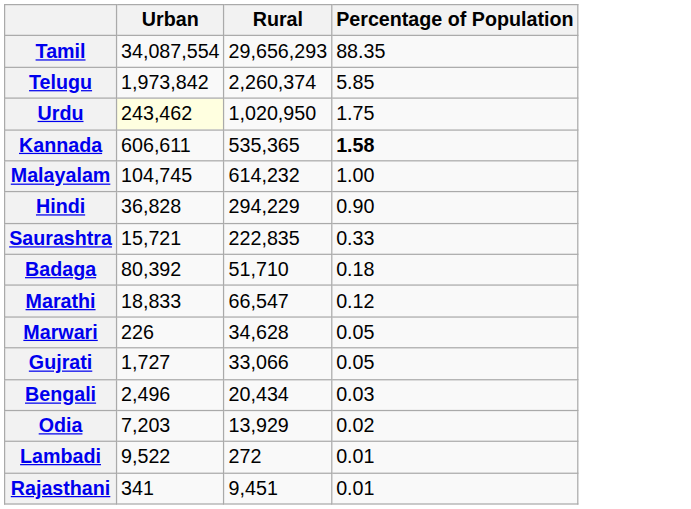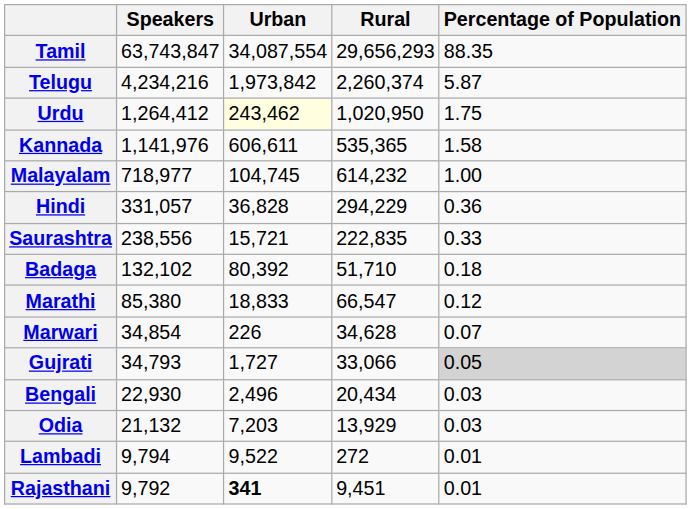+ column: (170, 20)
(355, 82) 5.85 -> (463, 82) 5.87
(355, 144) bold -> (463, 144) normal
(355, 207) 0.90 -> (463, 207) 0.36
(355, 332) 0.05 -> (463, 332) 0.07
(355, 363) no background -> (463, 363) lightgrey background
(355, 425) 0.02 -> (463, 425) 0.03
(137, 488) normal -> (245, 488) bold
